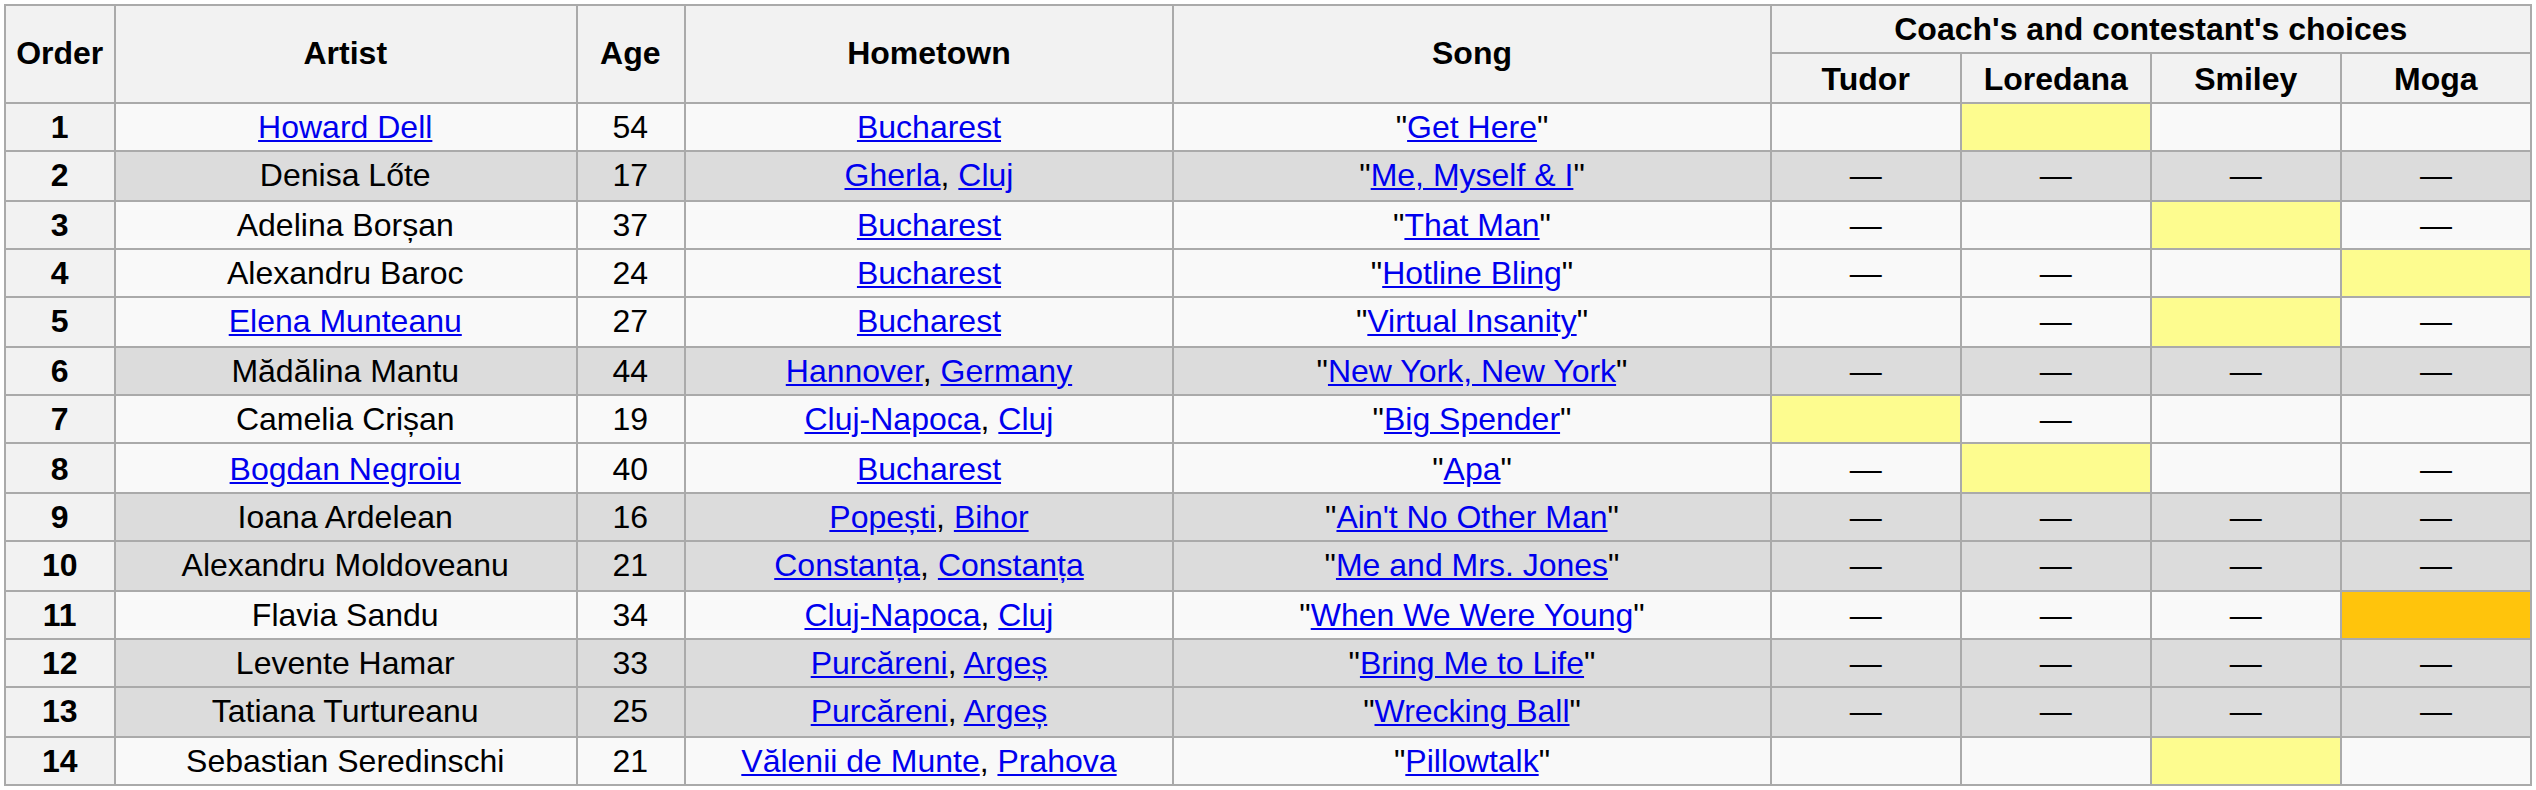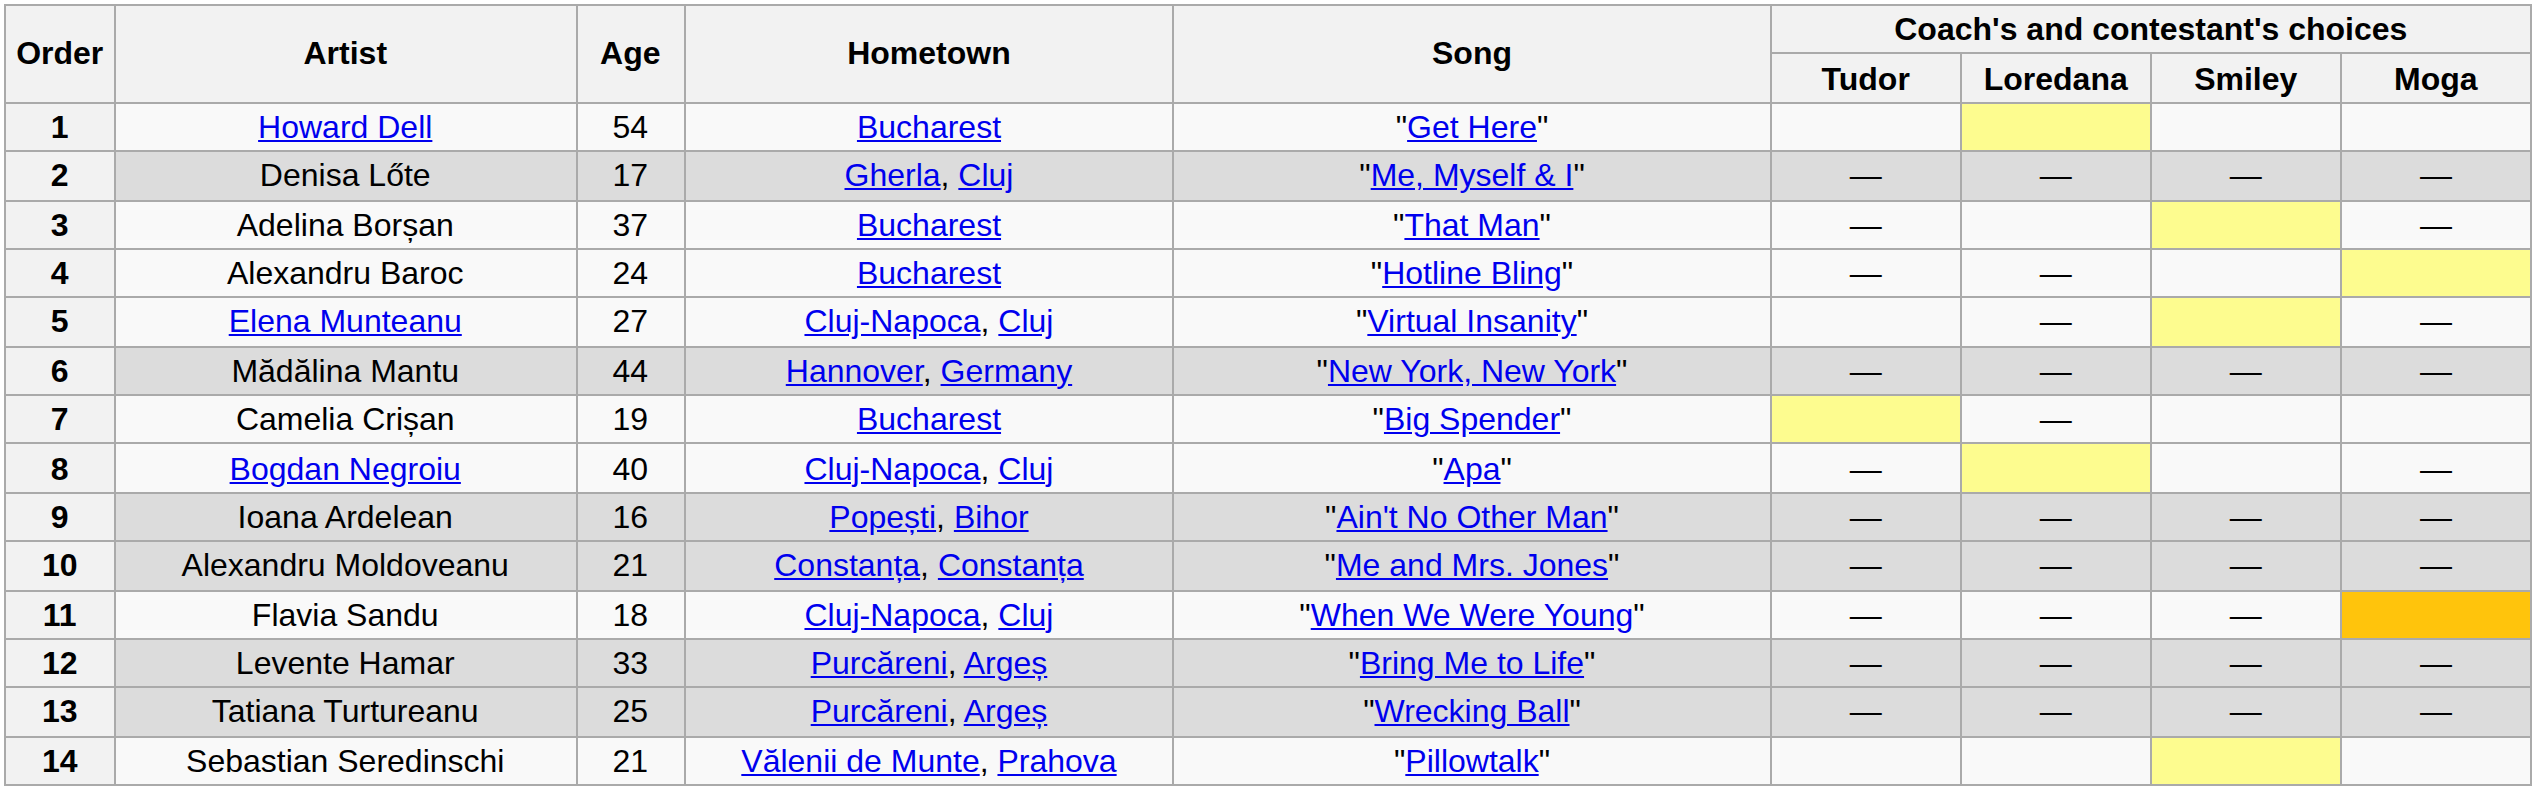(929, 322) Bucharest -> (929, 322) Cluj-Napoca, Cluj
(929, 419) Cluj-Napoca, Cluj -> (929, 419) Bucharest
(929, 468) Bucharest -> (929, 468) Cluj-Napoca, Cluj
(630, 614) 34 -> (630, 614) 18
